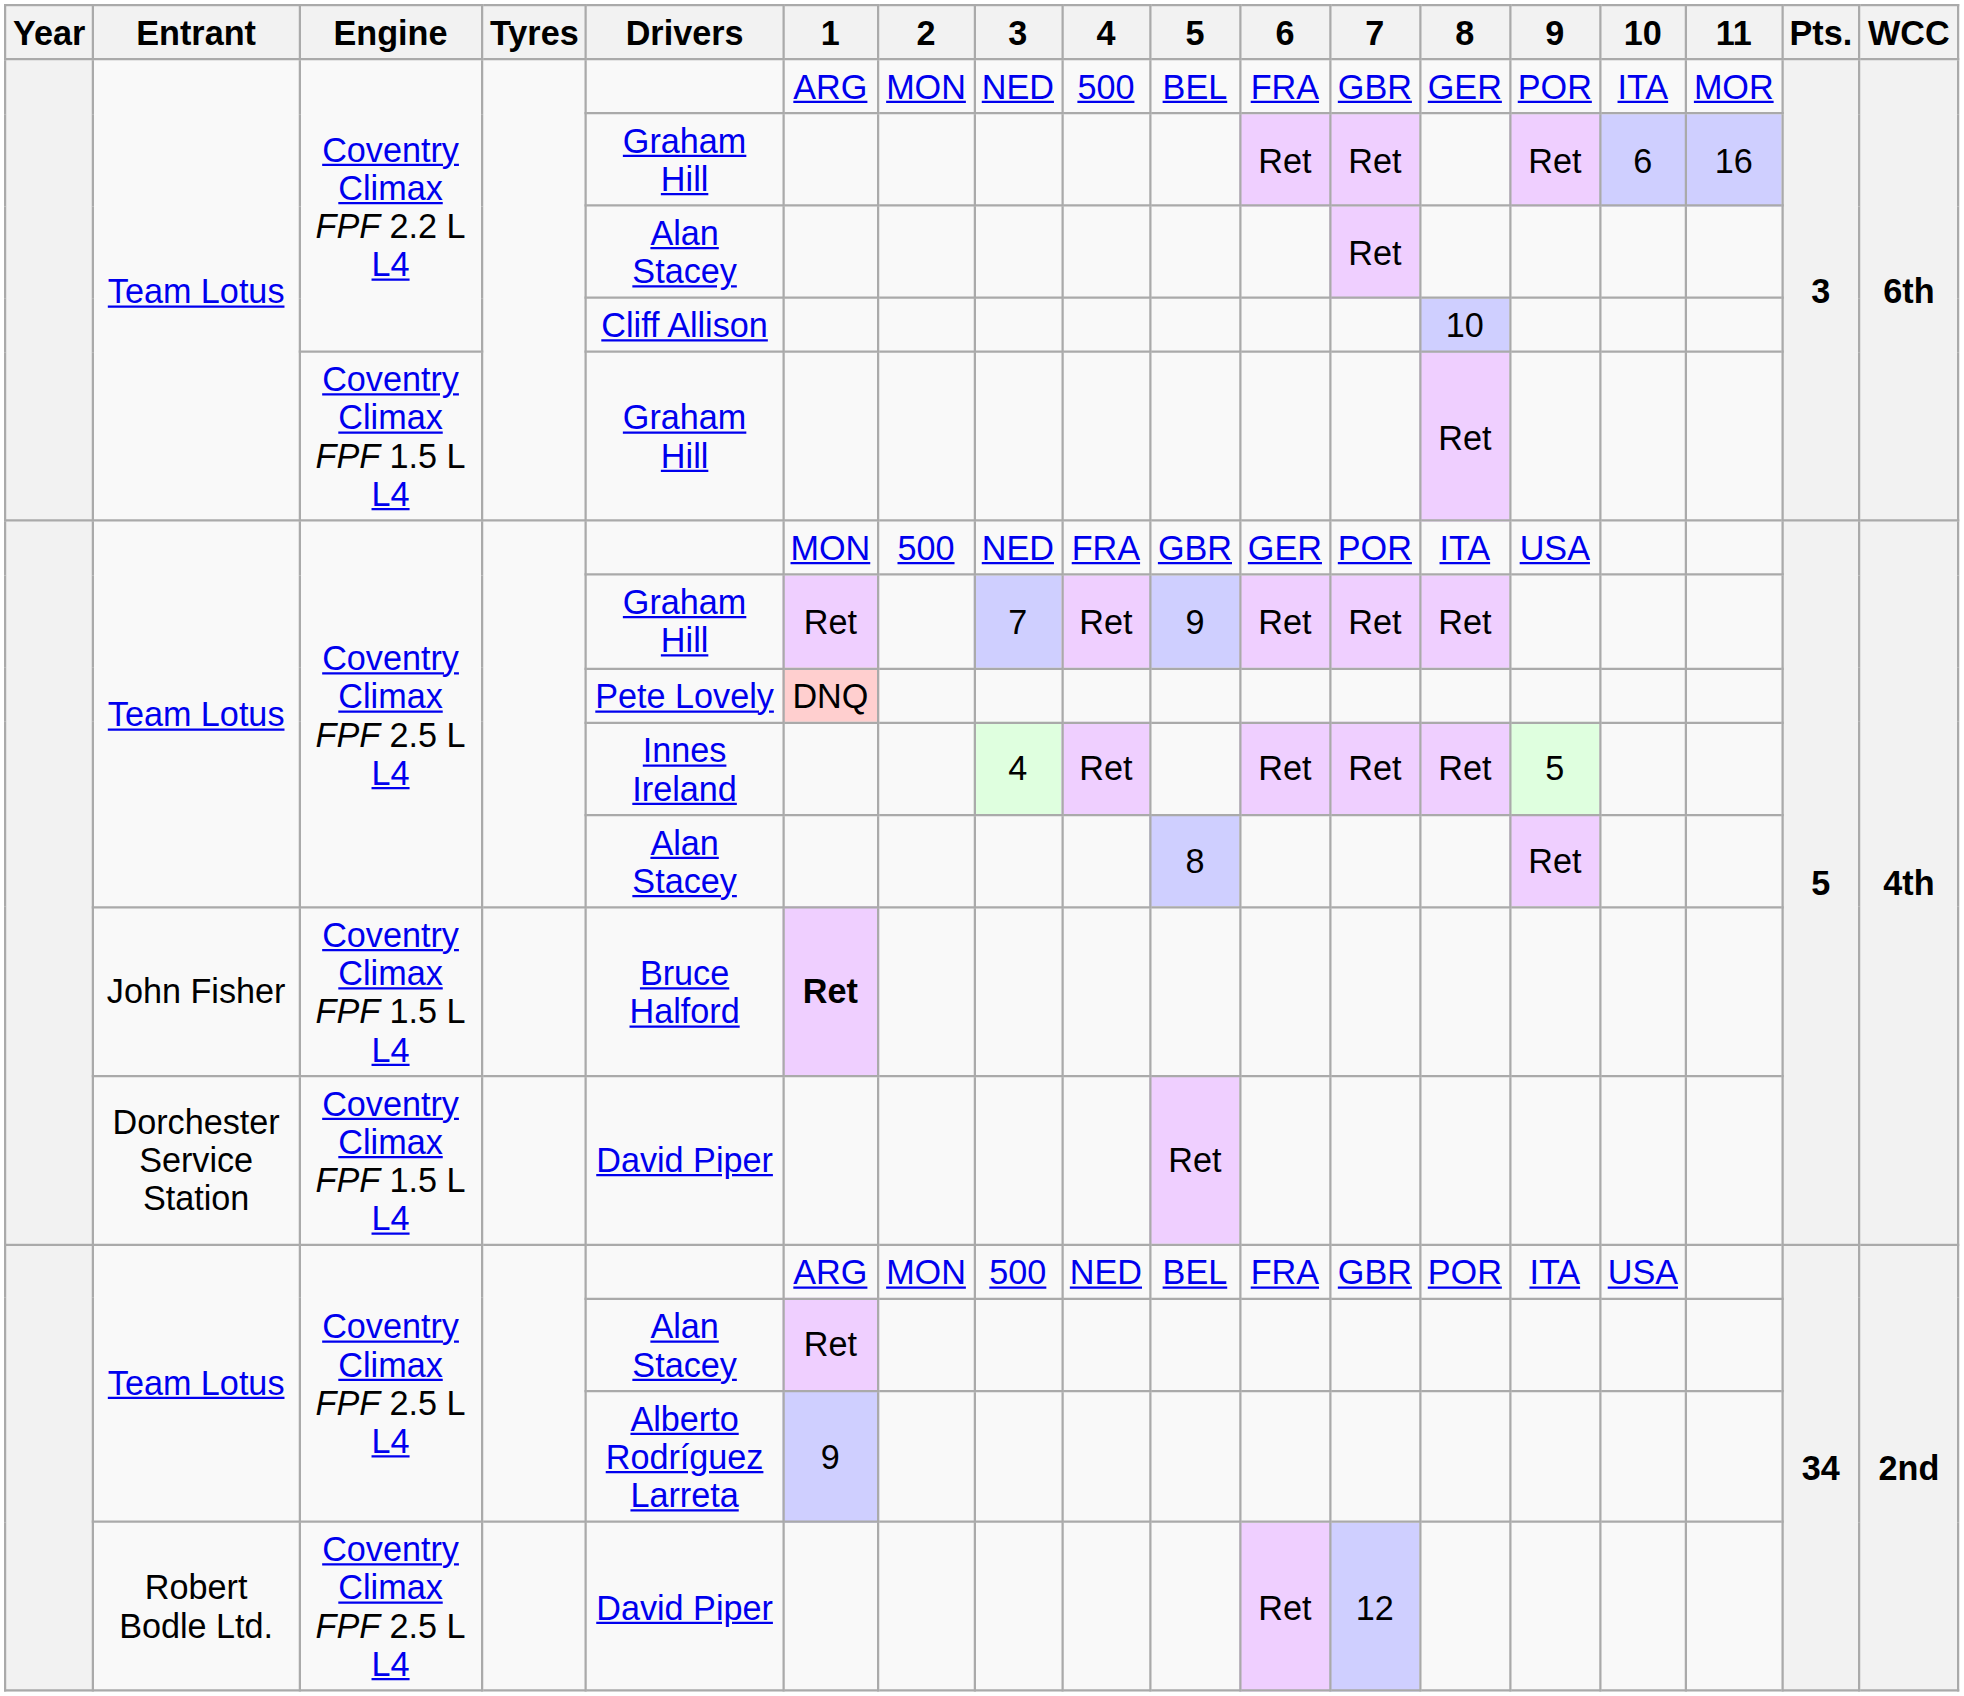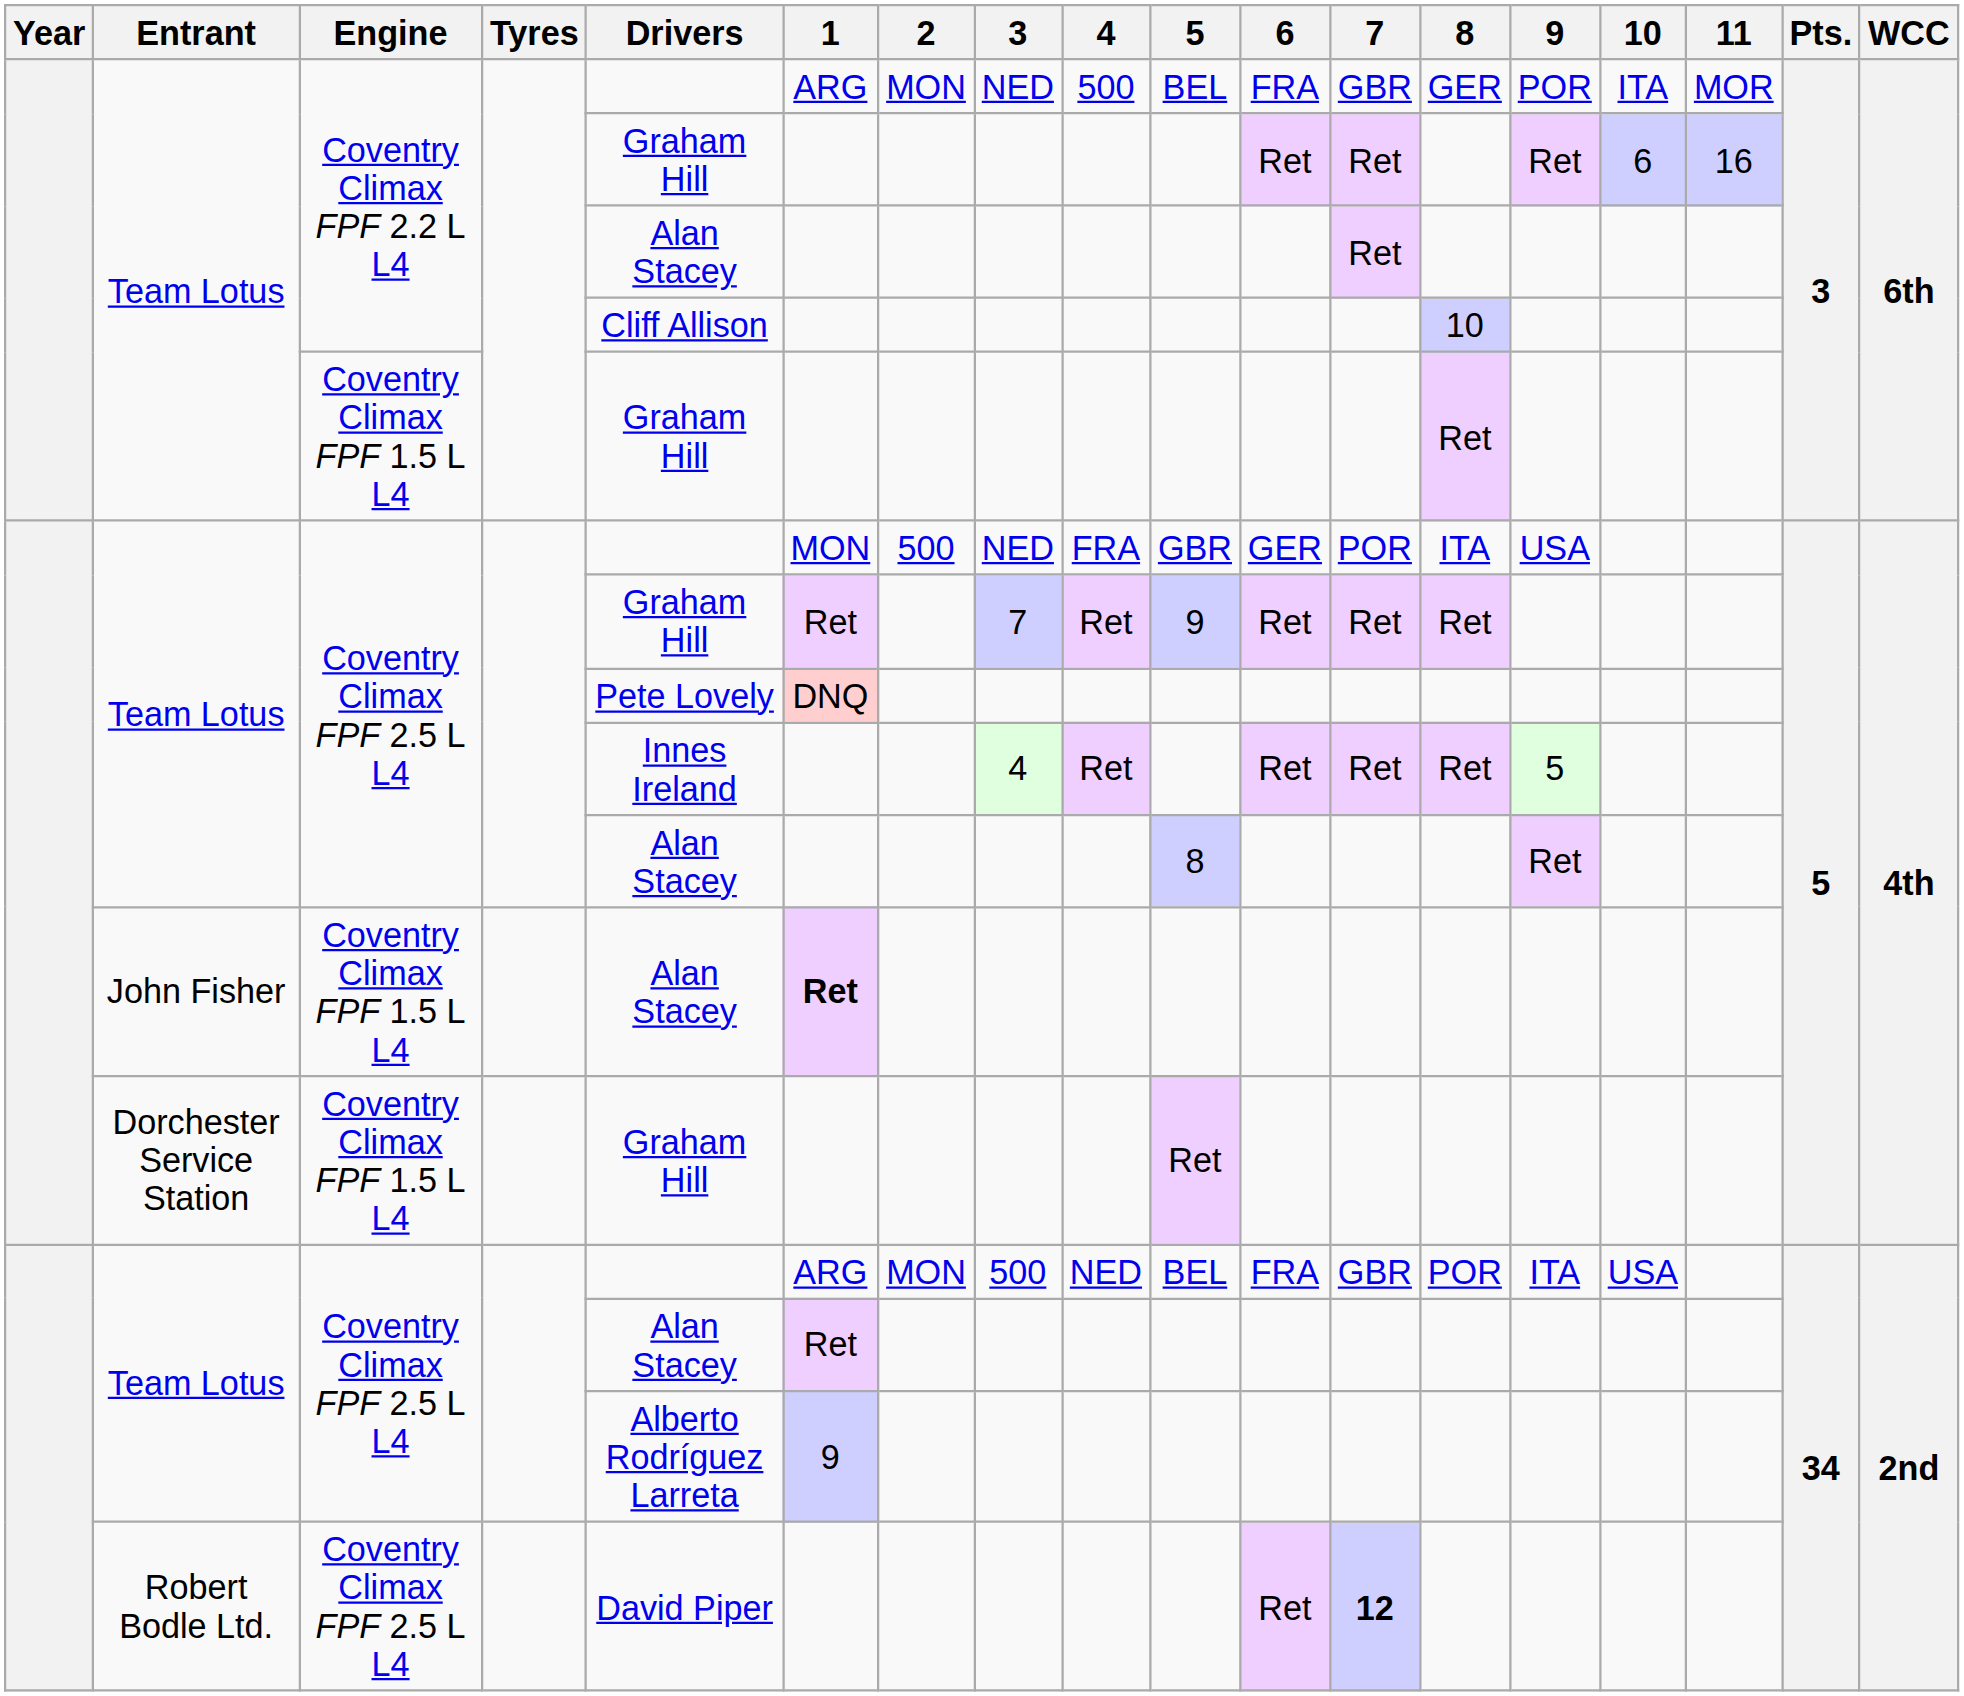(685, 991) Bruce Halford -> (685, 991) Alan Stacey
(685, 1160) David Piper -> (685, 1160) Graham Hill
(1375, 1606) normal -> (1375, 1606) bold
